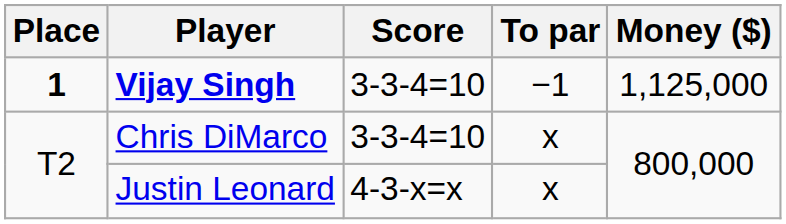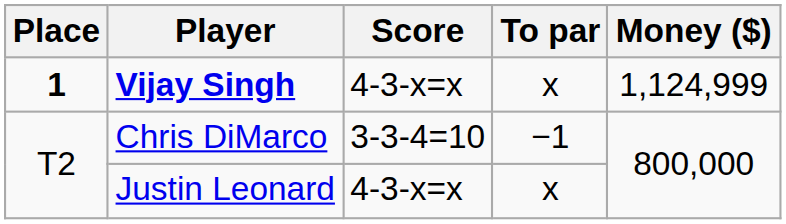(418, 84) 3-3-4=10 -> (407, 84) 4-3-x=x
(550, 84) −1 -> (550, 84) x
(694, 84) 1,125,000 -> (694, 84) 1,124,999
(550, 137) x -> (550, 137) −1
